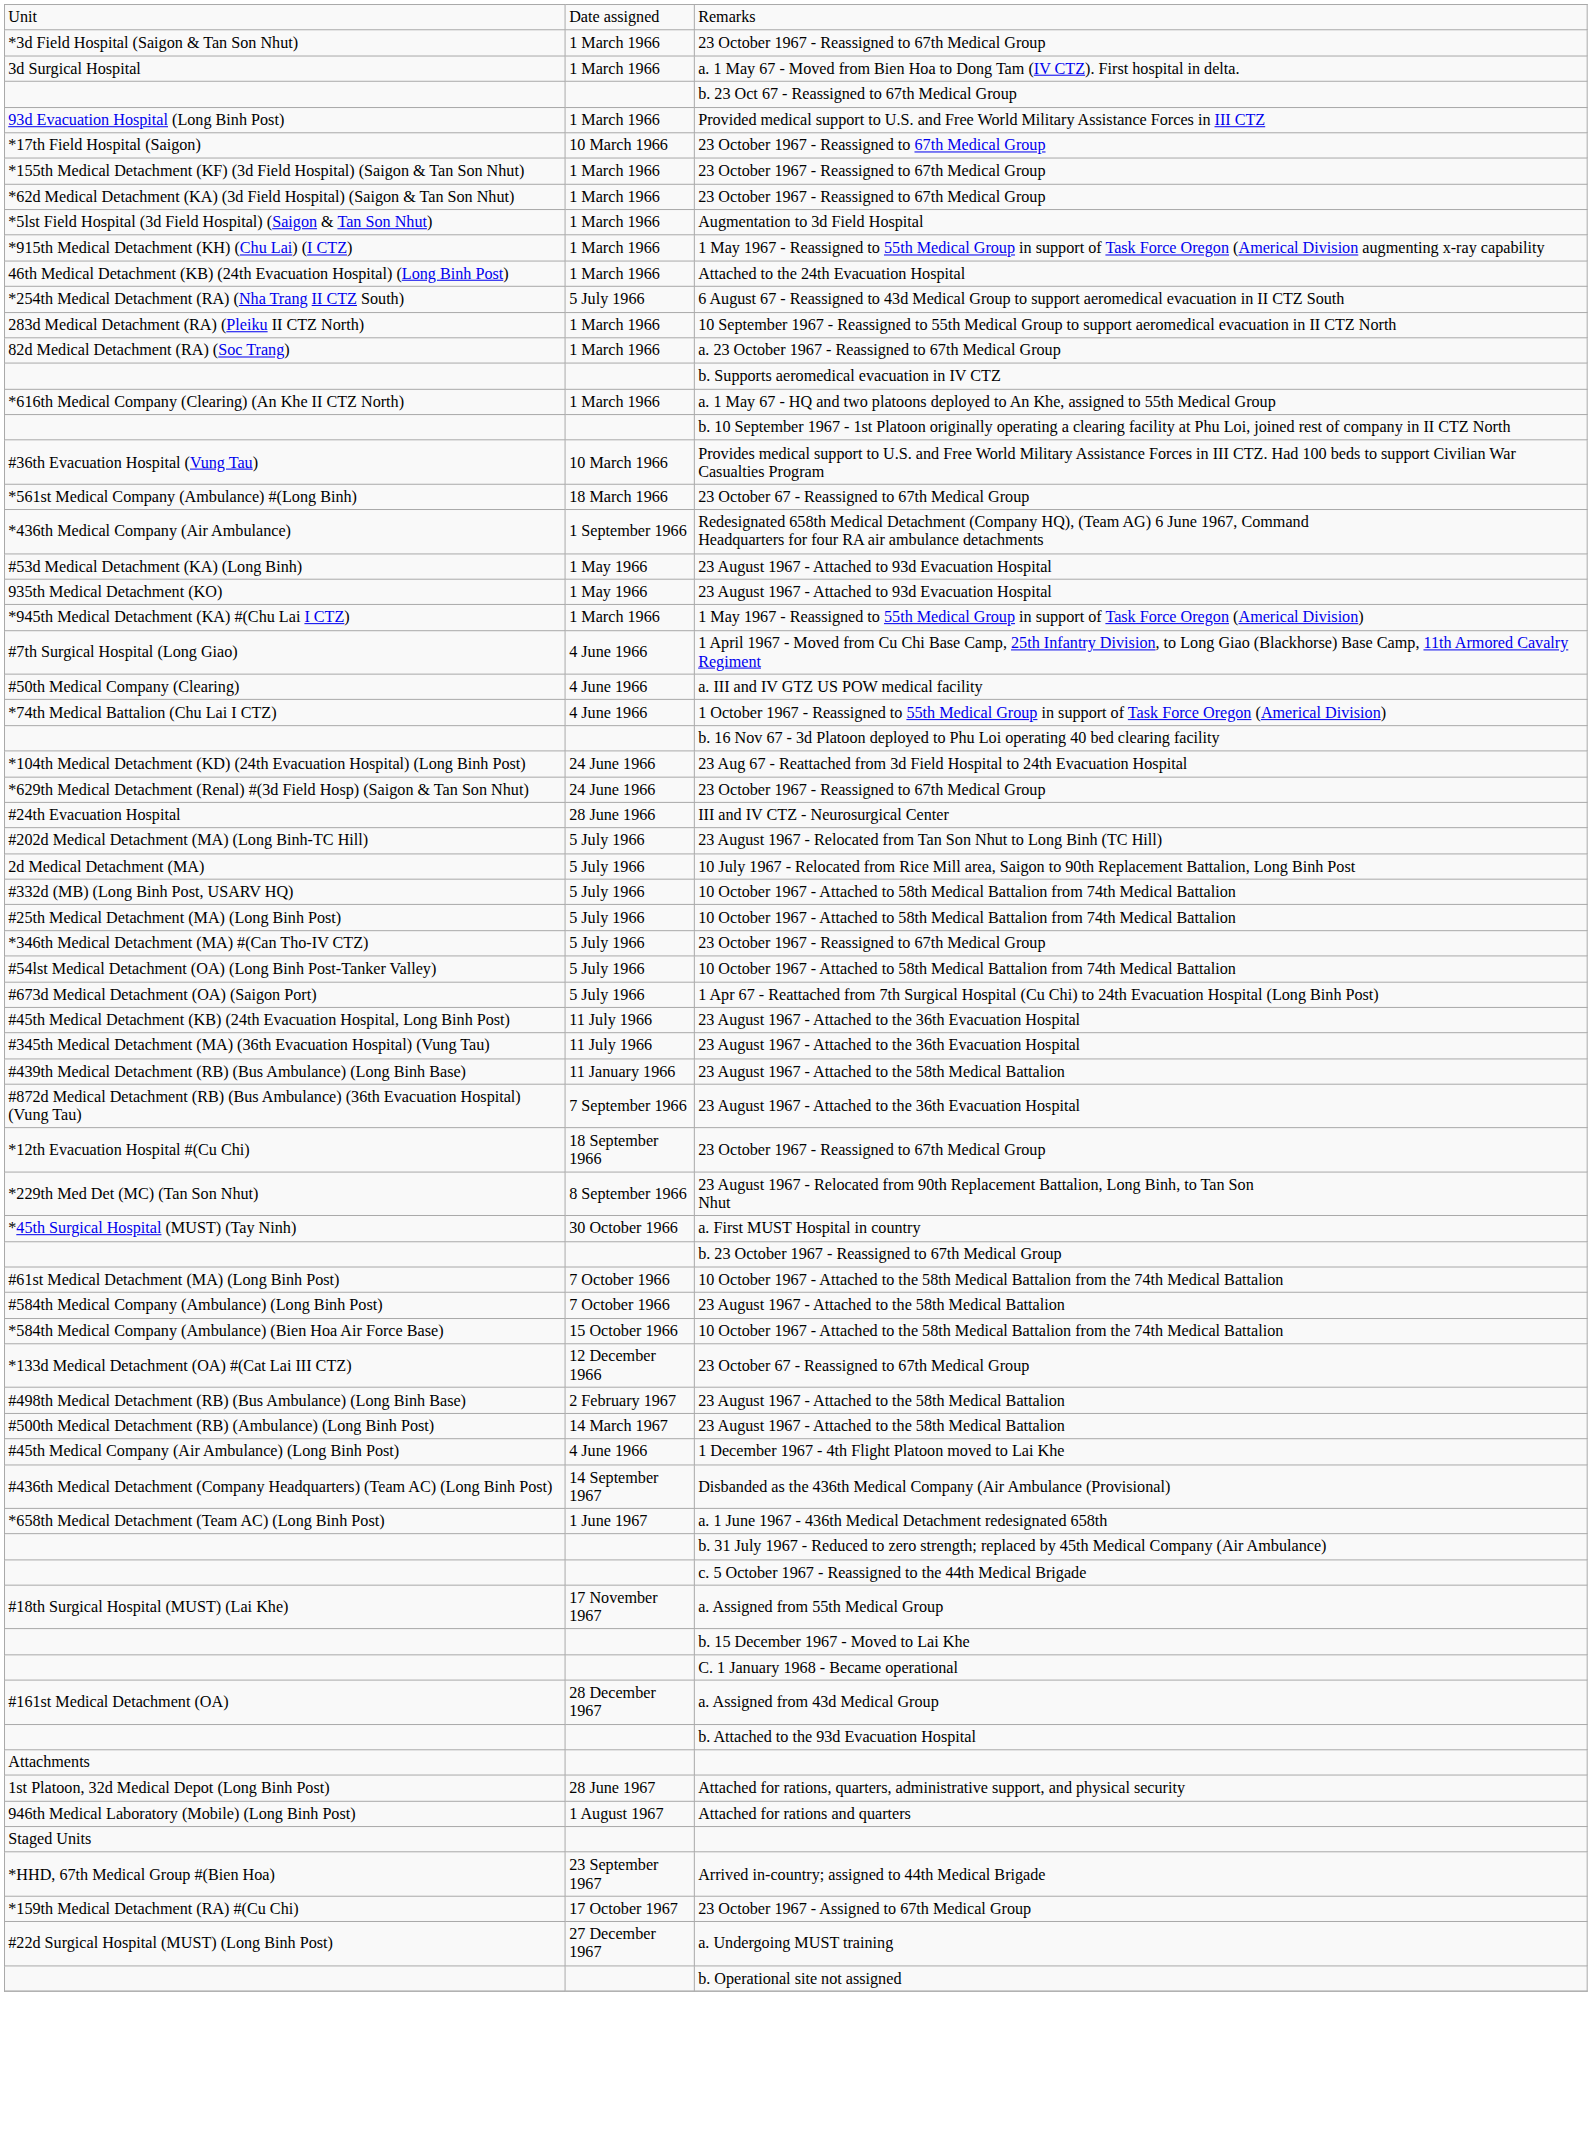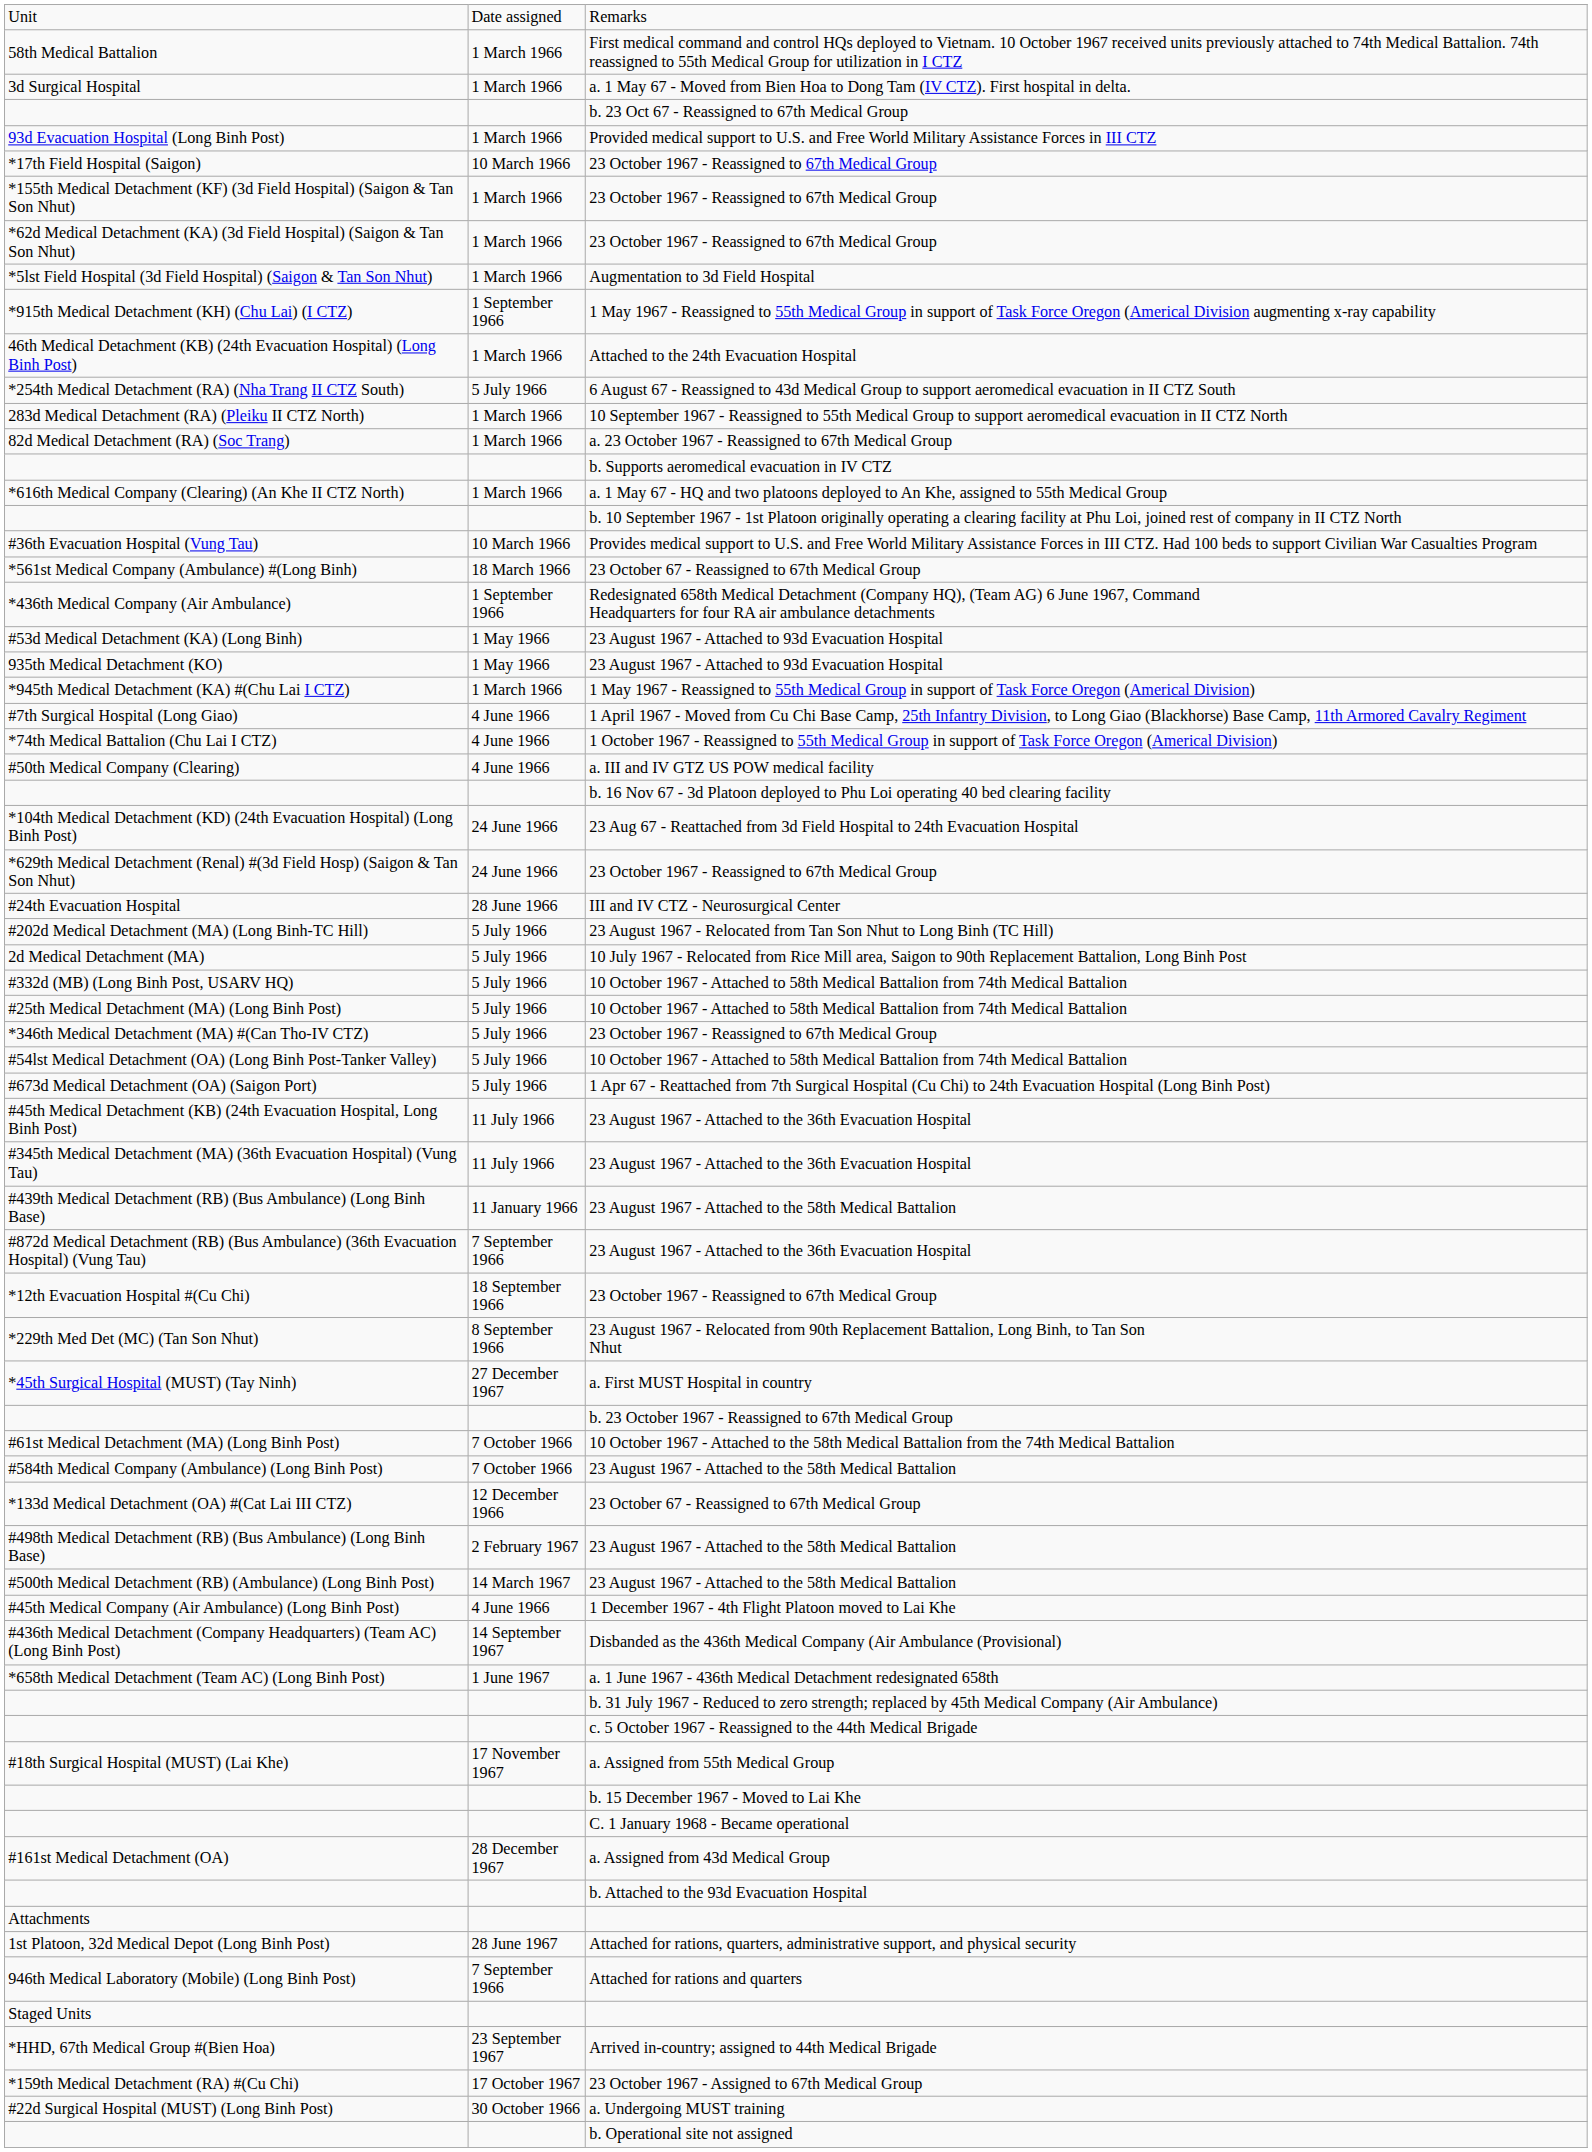+ row: (83, 52)
- row: (153, 42)
(615, 247) 1 March 1966 -> (512, 311) 1 September 1966
rows swapped: (142, 712) <-> (124, 686)
(623, 1228) 30 October 1966 -> (515, 1382) 27 December 1967
- row: (226, 1330)
(616, 1813) 1 August 1967 -> (512, 1978) 7 September 1966
(612, 1943) 27 December 1967 -> (526, 2108) 30 October 1966
